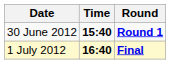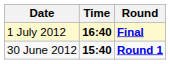rows swapped: (42, 31) <-> (36, 50)
